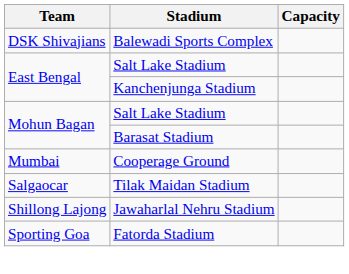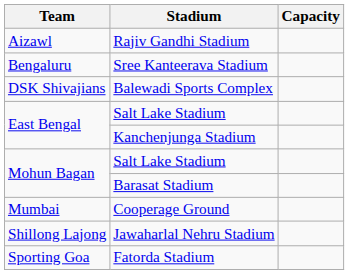+ row: (30, 40)
+ row: (40, 64)
- row: (38, 185)
